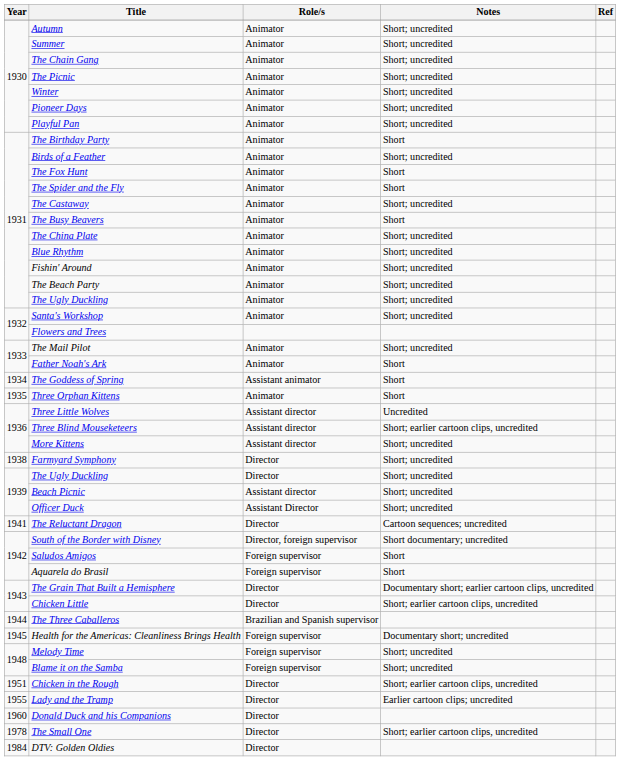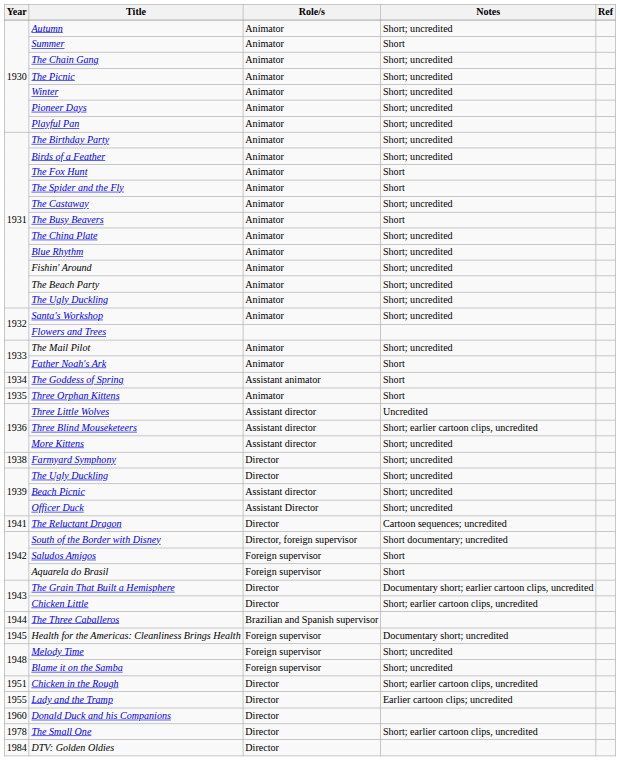(418, 44) Short; uncredited -> (394, 44) Short
(394, 140) Short -> (418, 140) Short; uncredited
